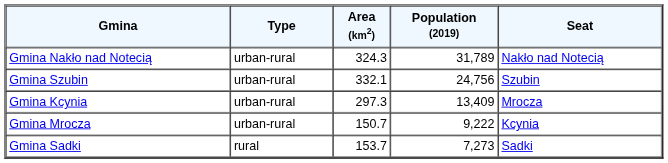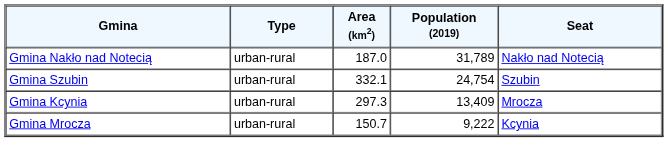(371, 58) 324.3 -> (371, 58) 187.0
(475, 80) 24,756 -> (475, 80) 24,754
- row: (45, 146)
